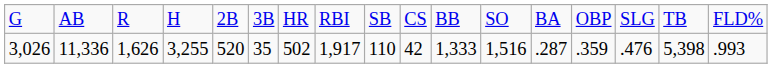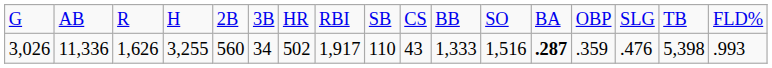(231, 48) 520 -> (231, 48) 560
(262, 48) 35 -> (262, 48) 34
(413, 48) 42 -> (413, 48) 43
(551, 48) normal -> (551, 48) bold
